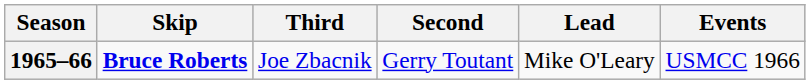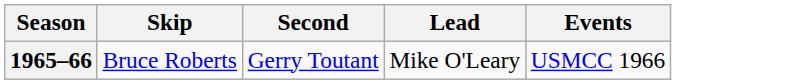- column: (315, 23)
(175, 60) bold -> (170, 60) normal
